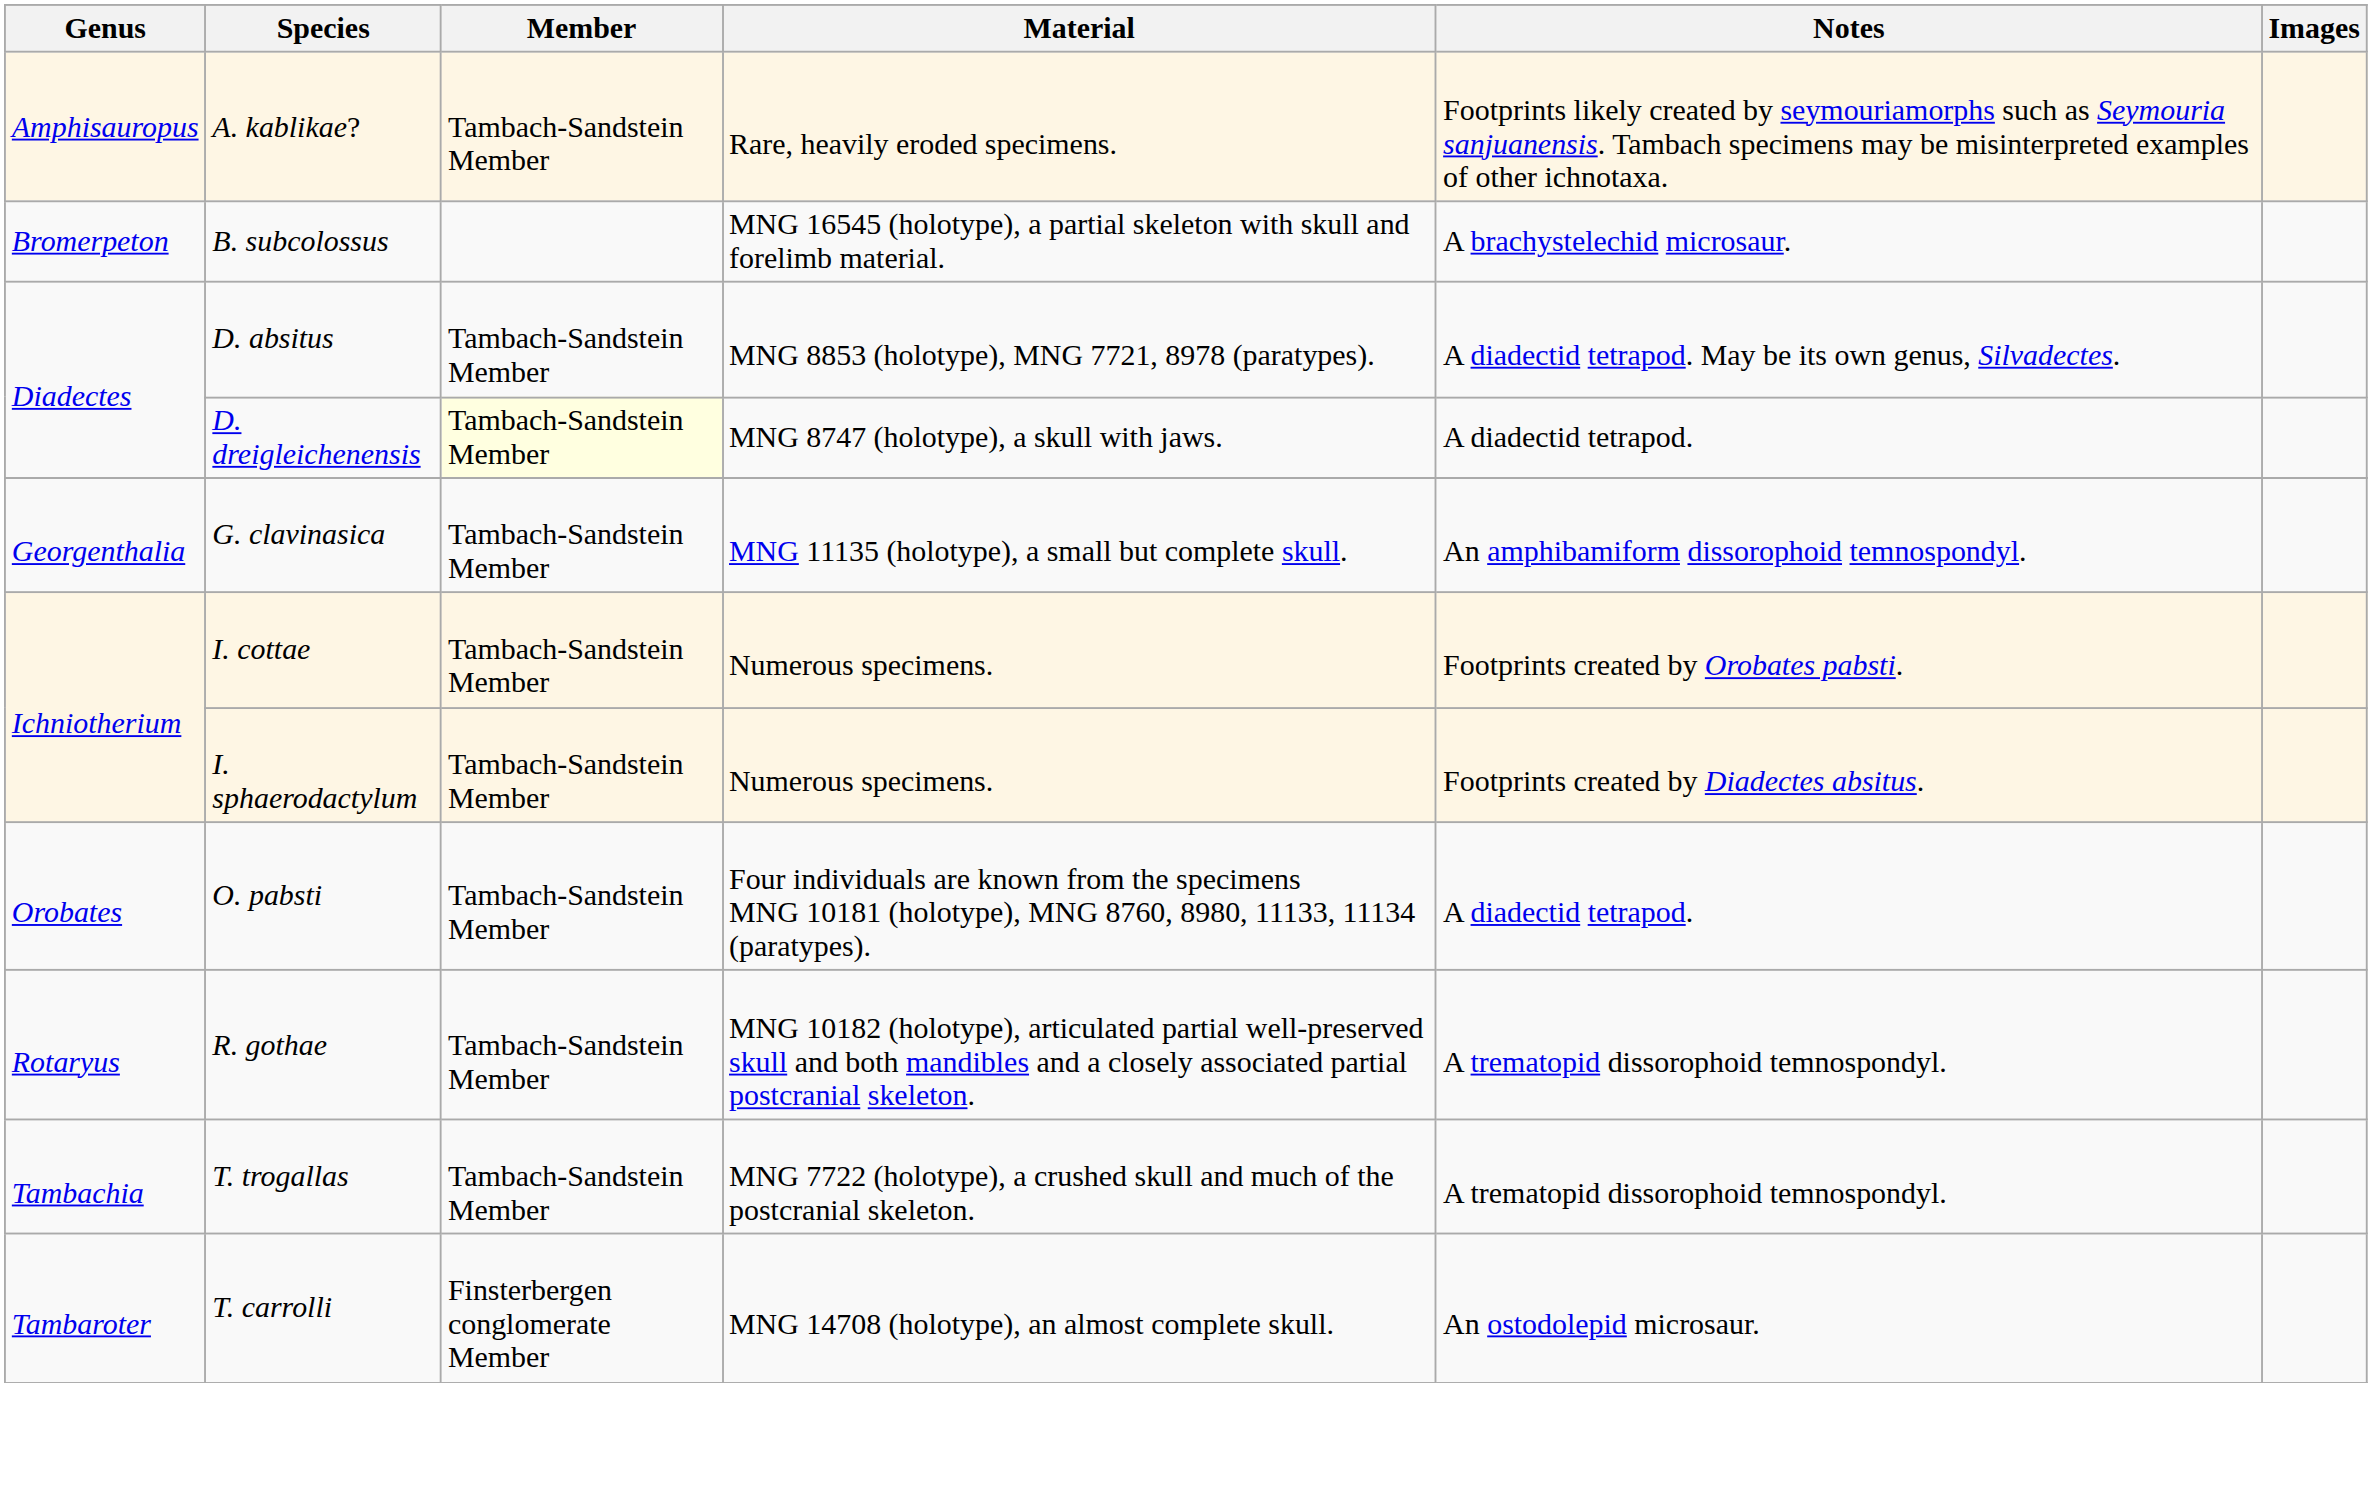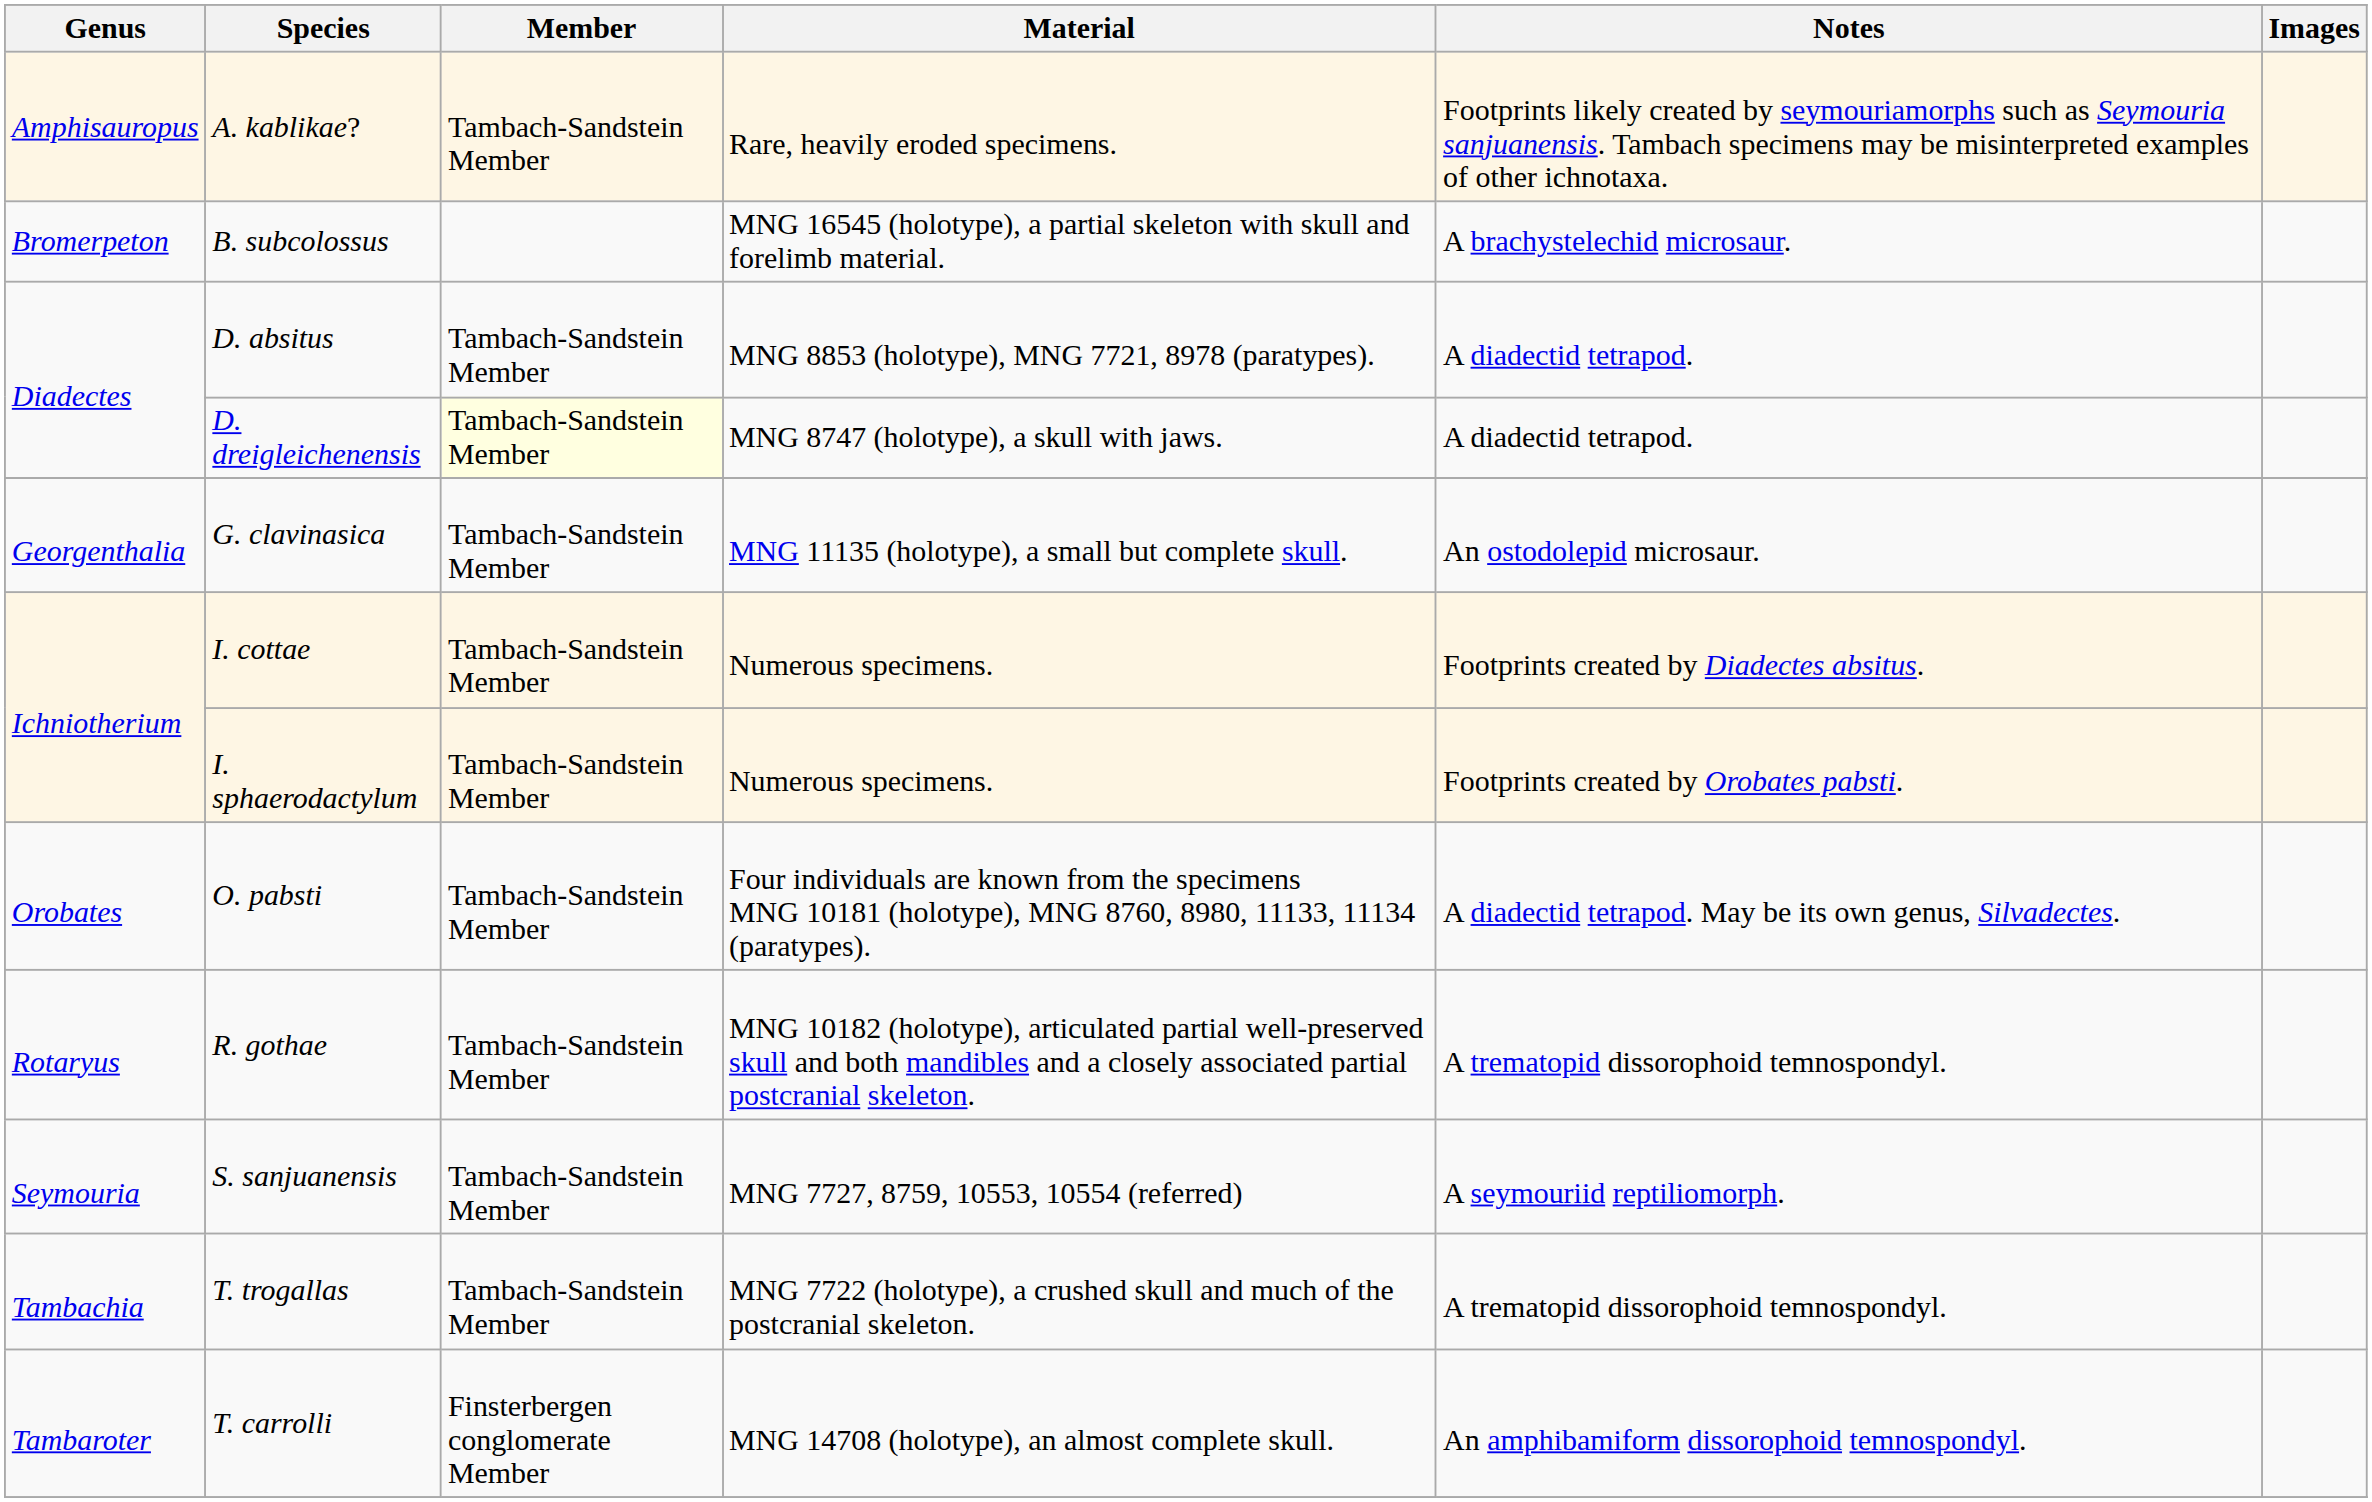(1782, 355) A diadectid tetrapod. May be its own genus, Silvadectes. -> (1568, 355) A diadectid tetrapod.
(1735, 551) An amphibamiform dissorophoid temnospondyl. -> (1601, 551) An ostodolepid microsaur.
(1673, 666) Footprints created by Orobates pabsti. -> (1684, 666) Footprints created by Diadectes absitus.
(1684, 781) Footprints created by Diadectes absitus. -> (1673, 781) Footprints created by Orobates pabsti.
(1568, 912) A diadectid tetrapod. -> (1782, 912) A diadectid tetrapod. May be its own genus, Silvadectes.
+ row: (305, 1175)
(1601, 1324) An ostodolepid microsaur. -> (1735, 1439) An amphibamiform dissorophoid temnospondyl.
